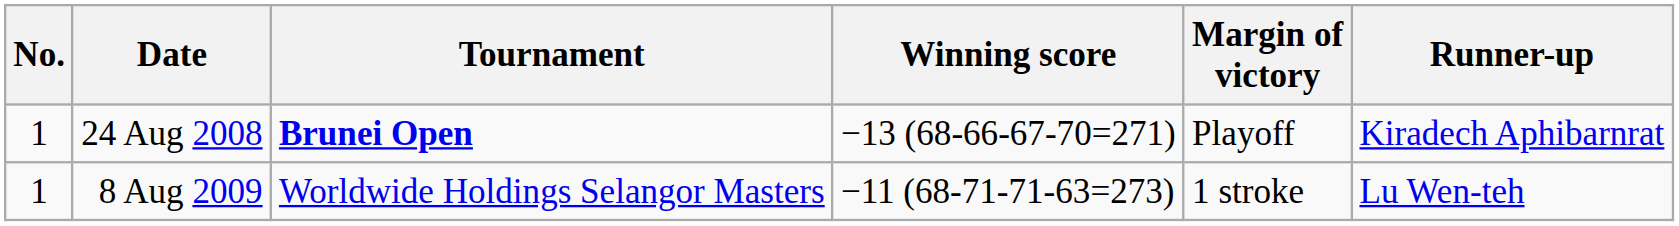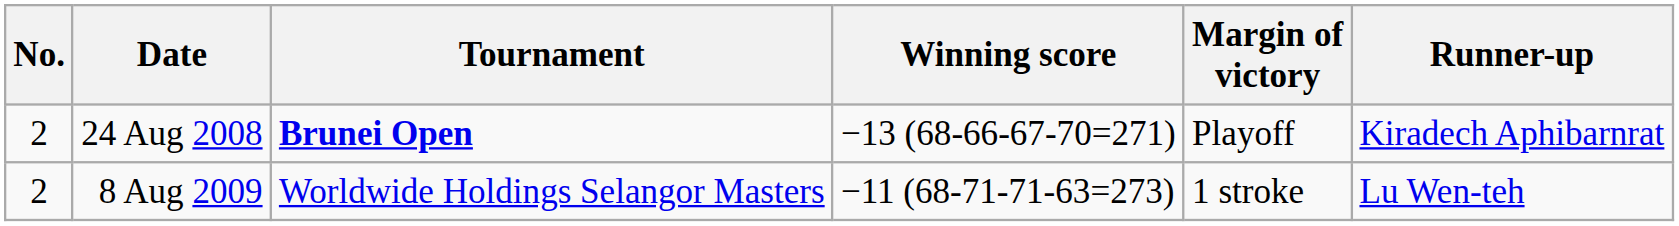(39, 133) 1 -> (39, 133) 2
(39, 191) 1 -> (39, 191) 2
